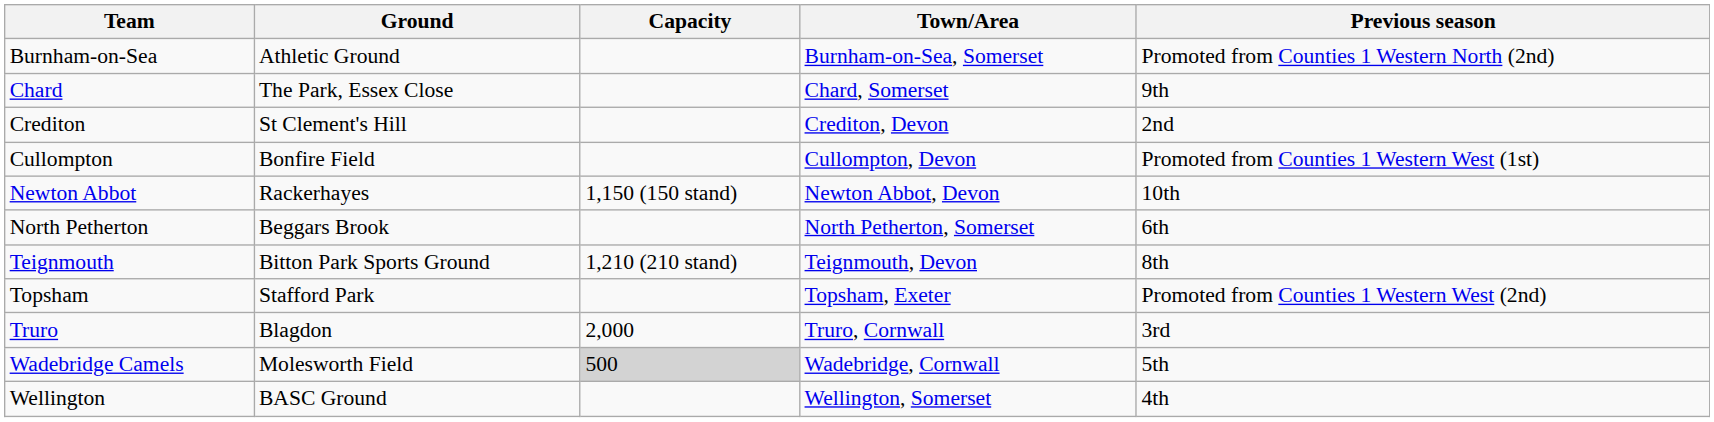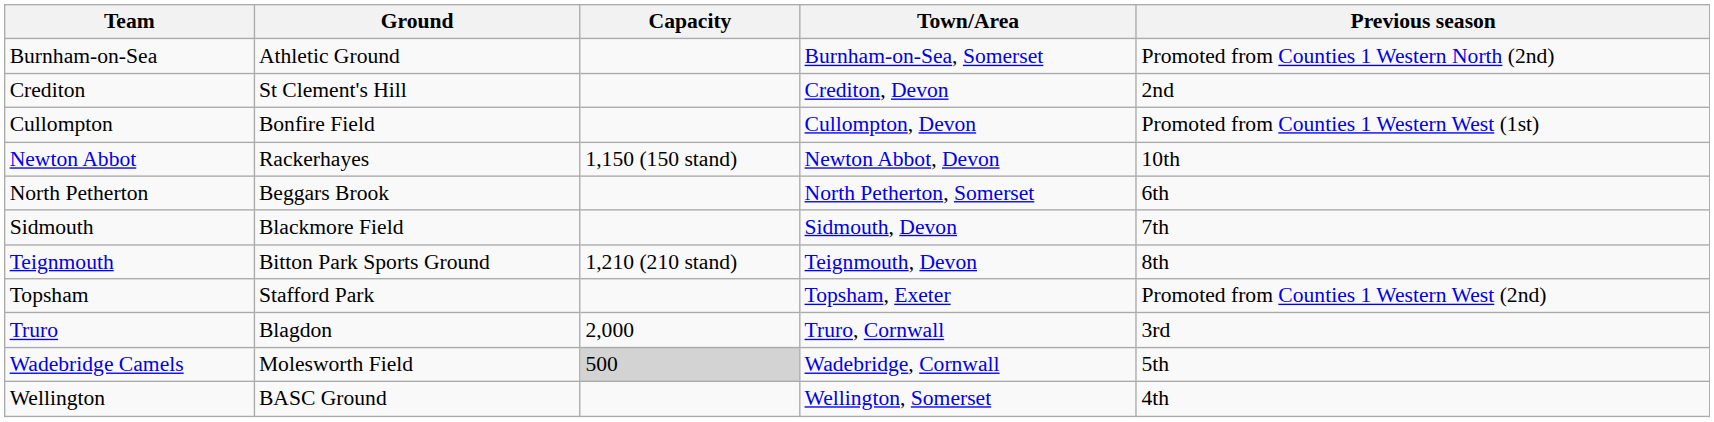- row: (36, 90)
+ row: (52, 227)
